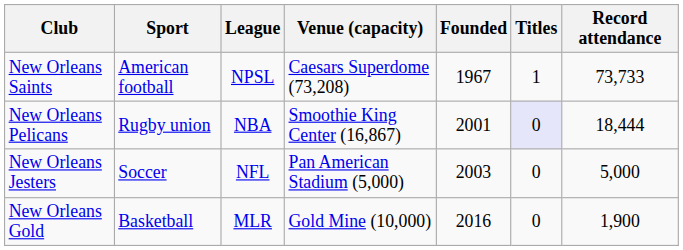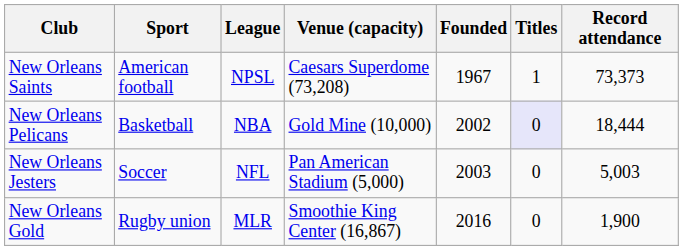(620, 76) 73,733 -> (620, 76) 73,373
(164, 124) Rugby union -> (156, 124) Basketball
(345, 124) Smoothie King Center (16,867) -> (360, 124) Gold Mine (10,000)
(473, 124) 2001 -> (473, 124) 2002
(620, 173) 5,000 -> (620, 173) 5,003
(156, 221) Basketball -> (164, 221) Rugby union
(360, 221) Gold Mine (10,000) -> (345, 221) Smoothie King Center (16,867)
